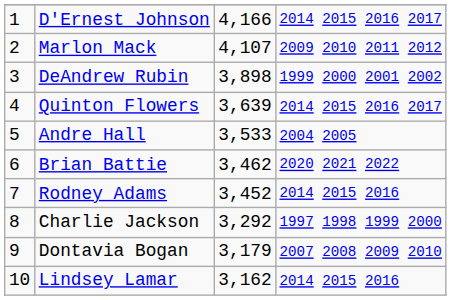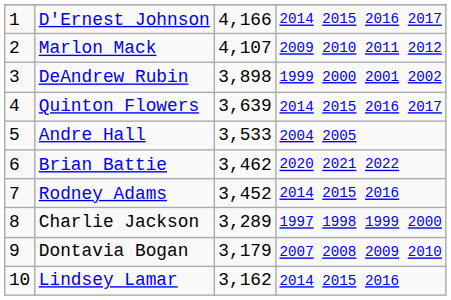(245, 222) 3,292 -> (245, 222) 3,289
